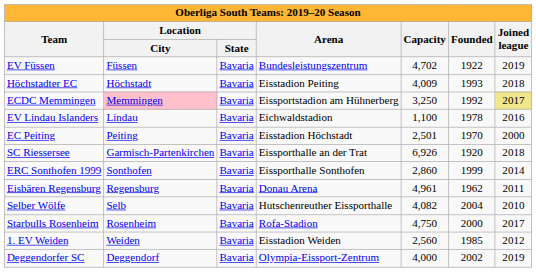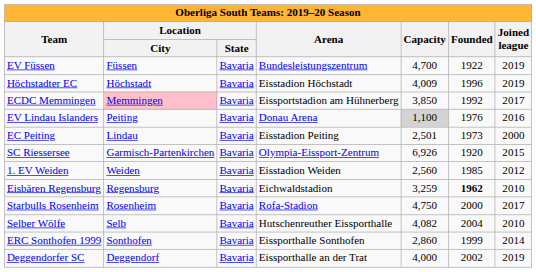(425, 65) 4,702 -> (425, 65) 4,700
(299, 83) Eisstadion Peiting -> (306, 83) Eisstadion Höchstadt
(472, 83) 1993 -> (472, 83) 1996
(513, 83) 2018 -> (513, 83) 2019
(425, 100) 3,250 -> (425, 100) 3,850
(513, 100) khaki background -> (513, 100) no background
(122, 118) Lindau -> (122, 118) Peiting
(296, 118) Eichwaldstadion -> (288, 118) Donau Arena
(425, 118) no background -> (425, 118) lightgrey background
(472, 118) 1978 -> (472, 118) 1976
(122, 135) Peiting -> (122, 135) Lindau
(306, 135) Eisstadion Höchstadt -> (299, 135) Eisstadion Peiting
(472, 135) 1970 -> (472, 135) 1973
(313, 153) Eissporthalle an der Trat -> (319, 153) Olympia-Eissport-Zentrum
(513, 153) 2018 -> (513, 153) 2015
rows swapped: (54, 170) <-> (38, 240)
(288, 188) Donau Arena -> (296, 188) Eichwaldstadion
(425, 188) 4,961 -> (425, 188) 3,259
(472, 188) normal -> (472, 188) bold
(513, 188) 2011 -> (513, 188) 2010
rows swapped: (53, 223) <-> (36, 205)
(319, 258) Olympia-Eissport-Zentrum -> (313, 258) Eissporthalle an der Trat
